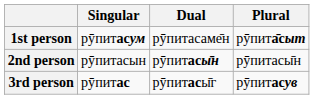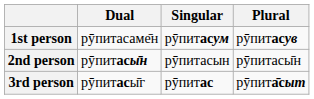columns swapped: (114, 15) <-> (191, 15)
(271, 37) рӯпита̄сыт -> (267, 37) рӯпитасув
(267, 82) рӯпитасув -> (271, 82) рӯпита̄сыт
